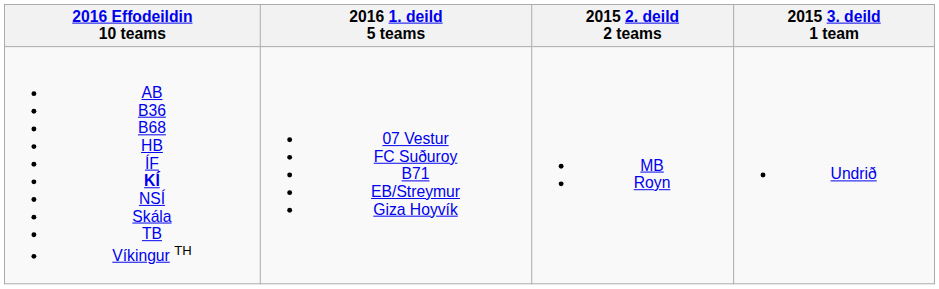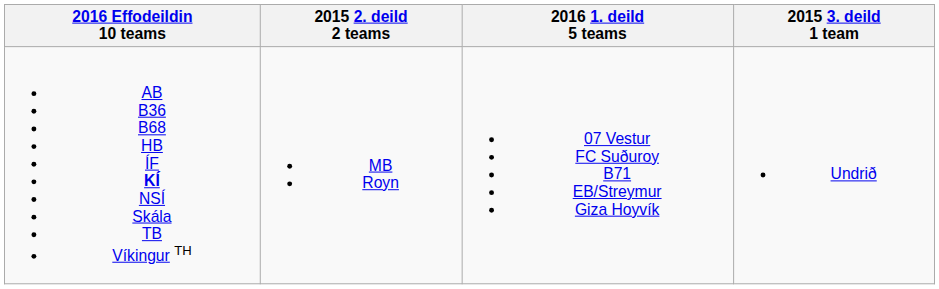columns swapped: (396, 25) <-> (632, 25)
